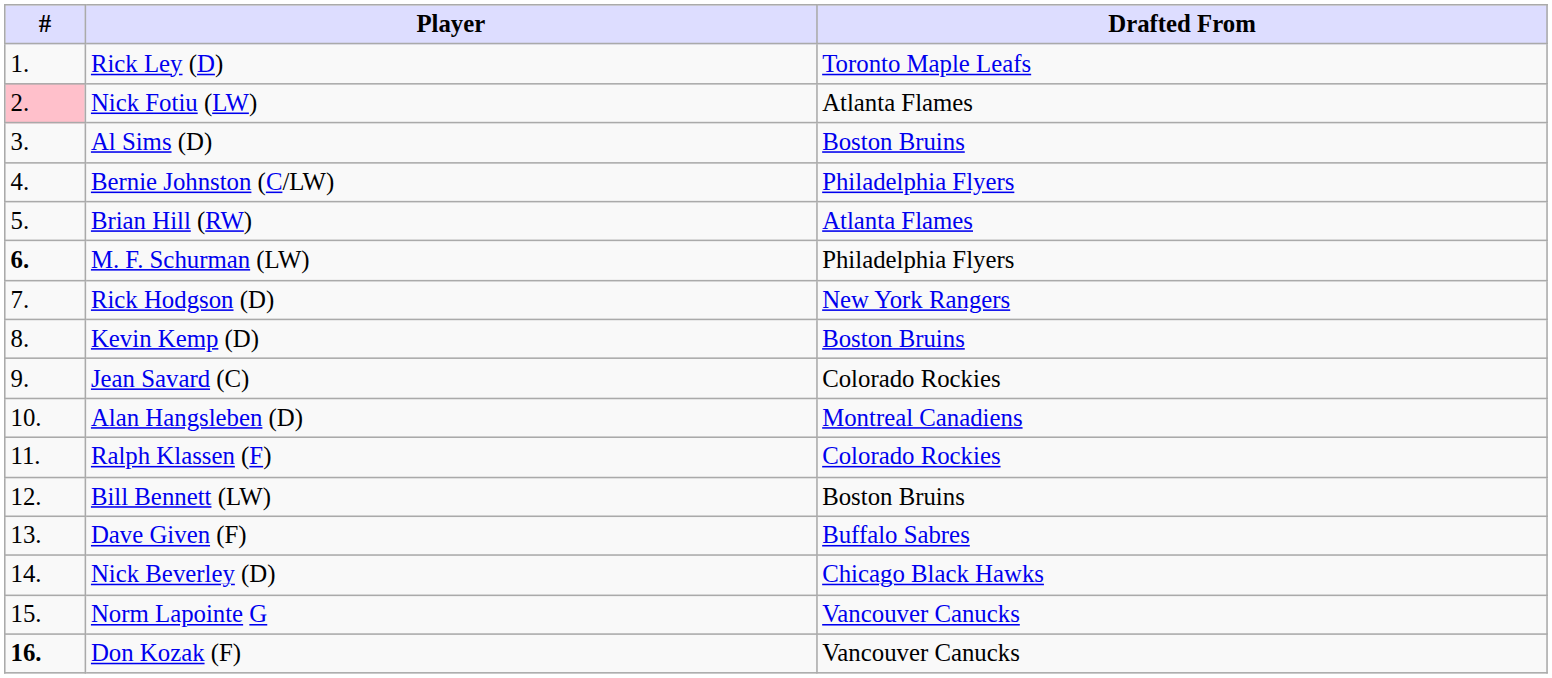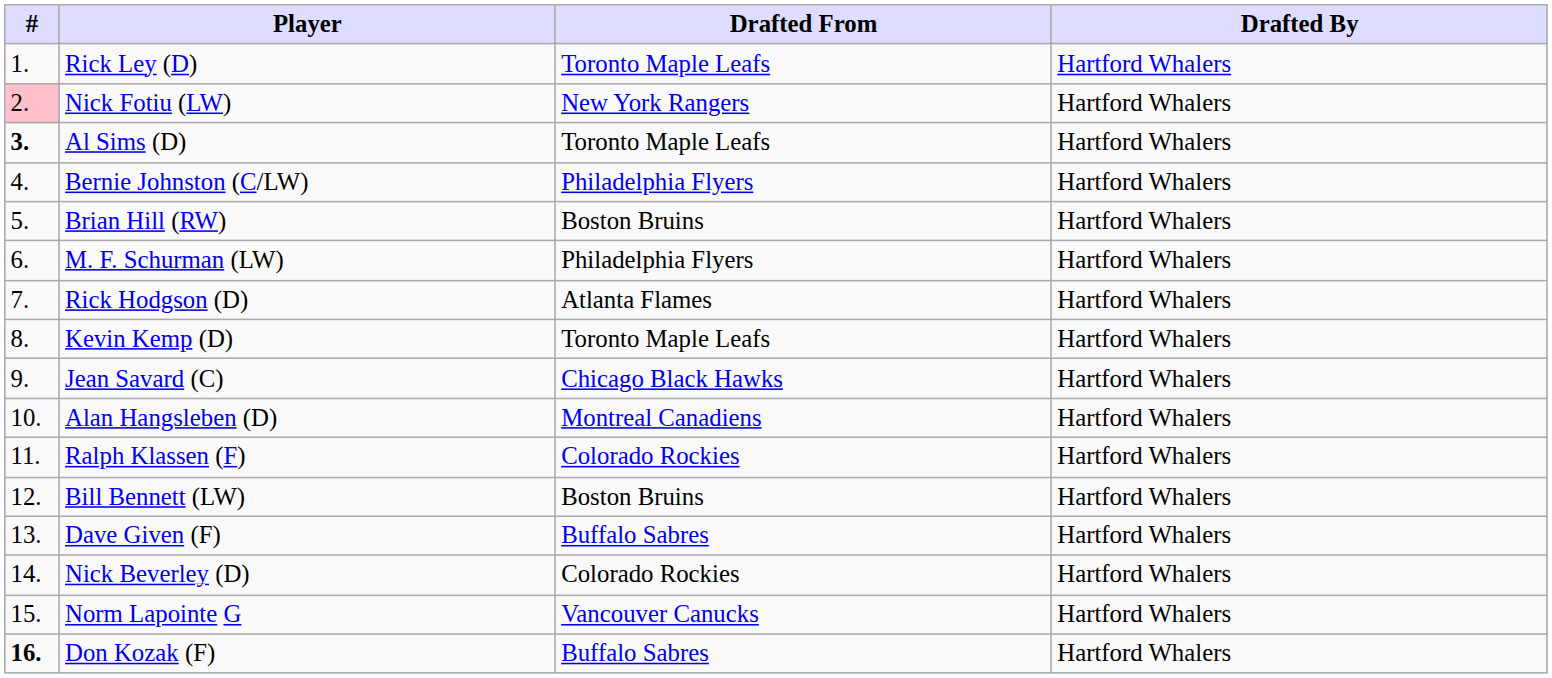+ column: (1300, 24)
(898, 102) Atlanta Flames -> (655, 102) New York Rangers
(20, 142) normal -> (20, 142) bold
(893, 142) Boston Bruins -> (666, 142) Toronto Maple Leafs
(898, 220) Atlanta Flames -> (632, 220) Boston Bruins
(20, 260) bold -> (20, 260) normal
(916, 299) New York Rangers -> (637, 299) Atlanta Flames
(893, 338) Boston Bruins -> (666, 338) Toronto Maple Leafs
(911, 378) Colorado Rockies -> (672, 378) Chicago Black Hawks
(933, 574) Chicago Black Hawks -> (650, 574) Colorado Rockies
(921, 653) Vancouver Canucks -> (635, 653) Buffalo Sabres
